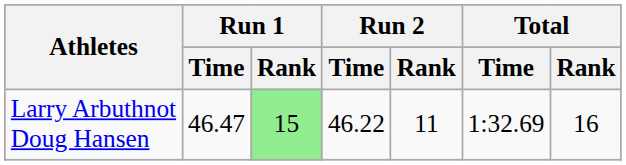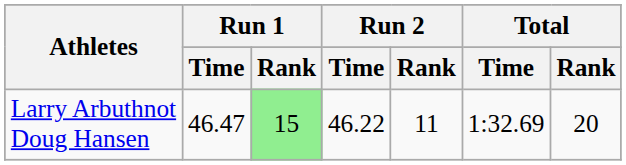(586, 124) 16 -> (586, 124) 20
